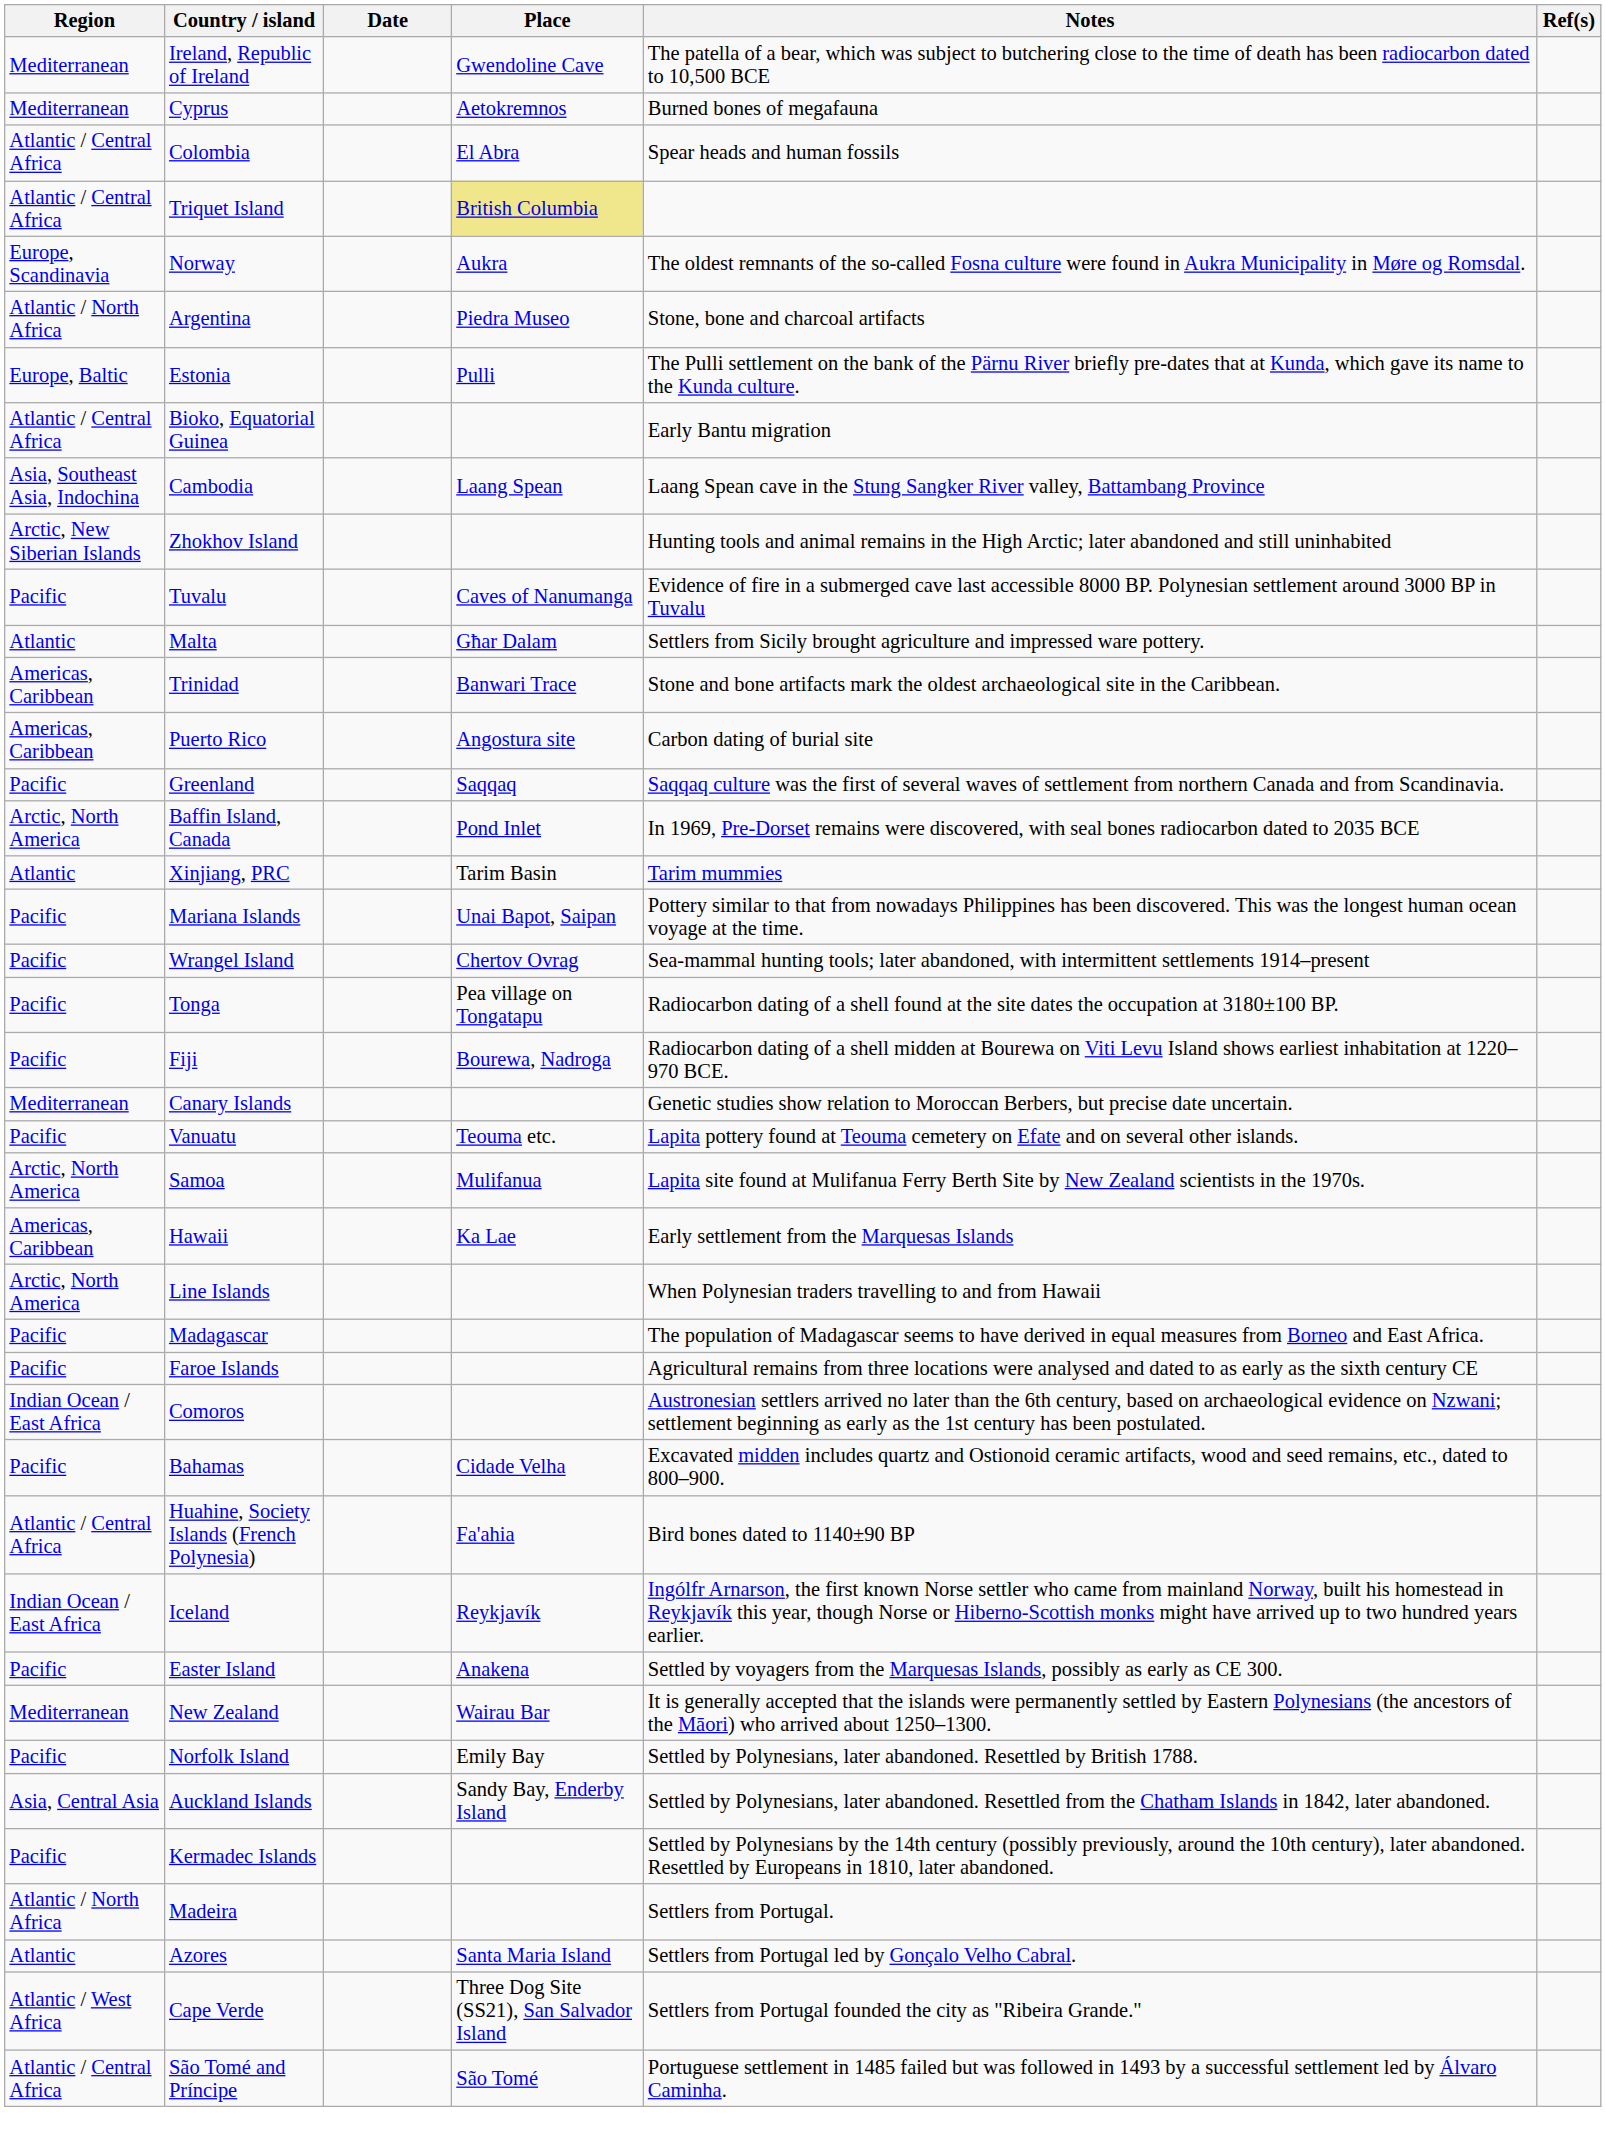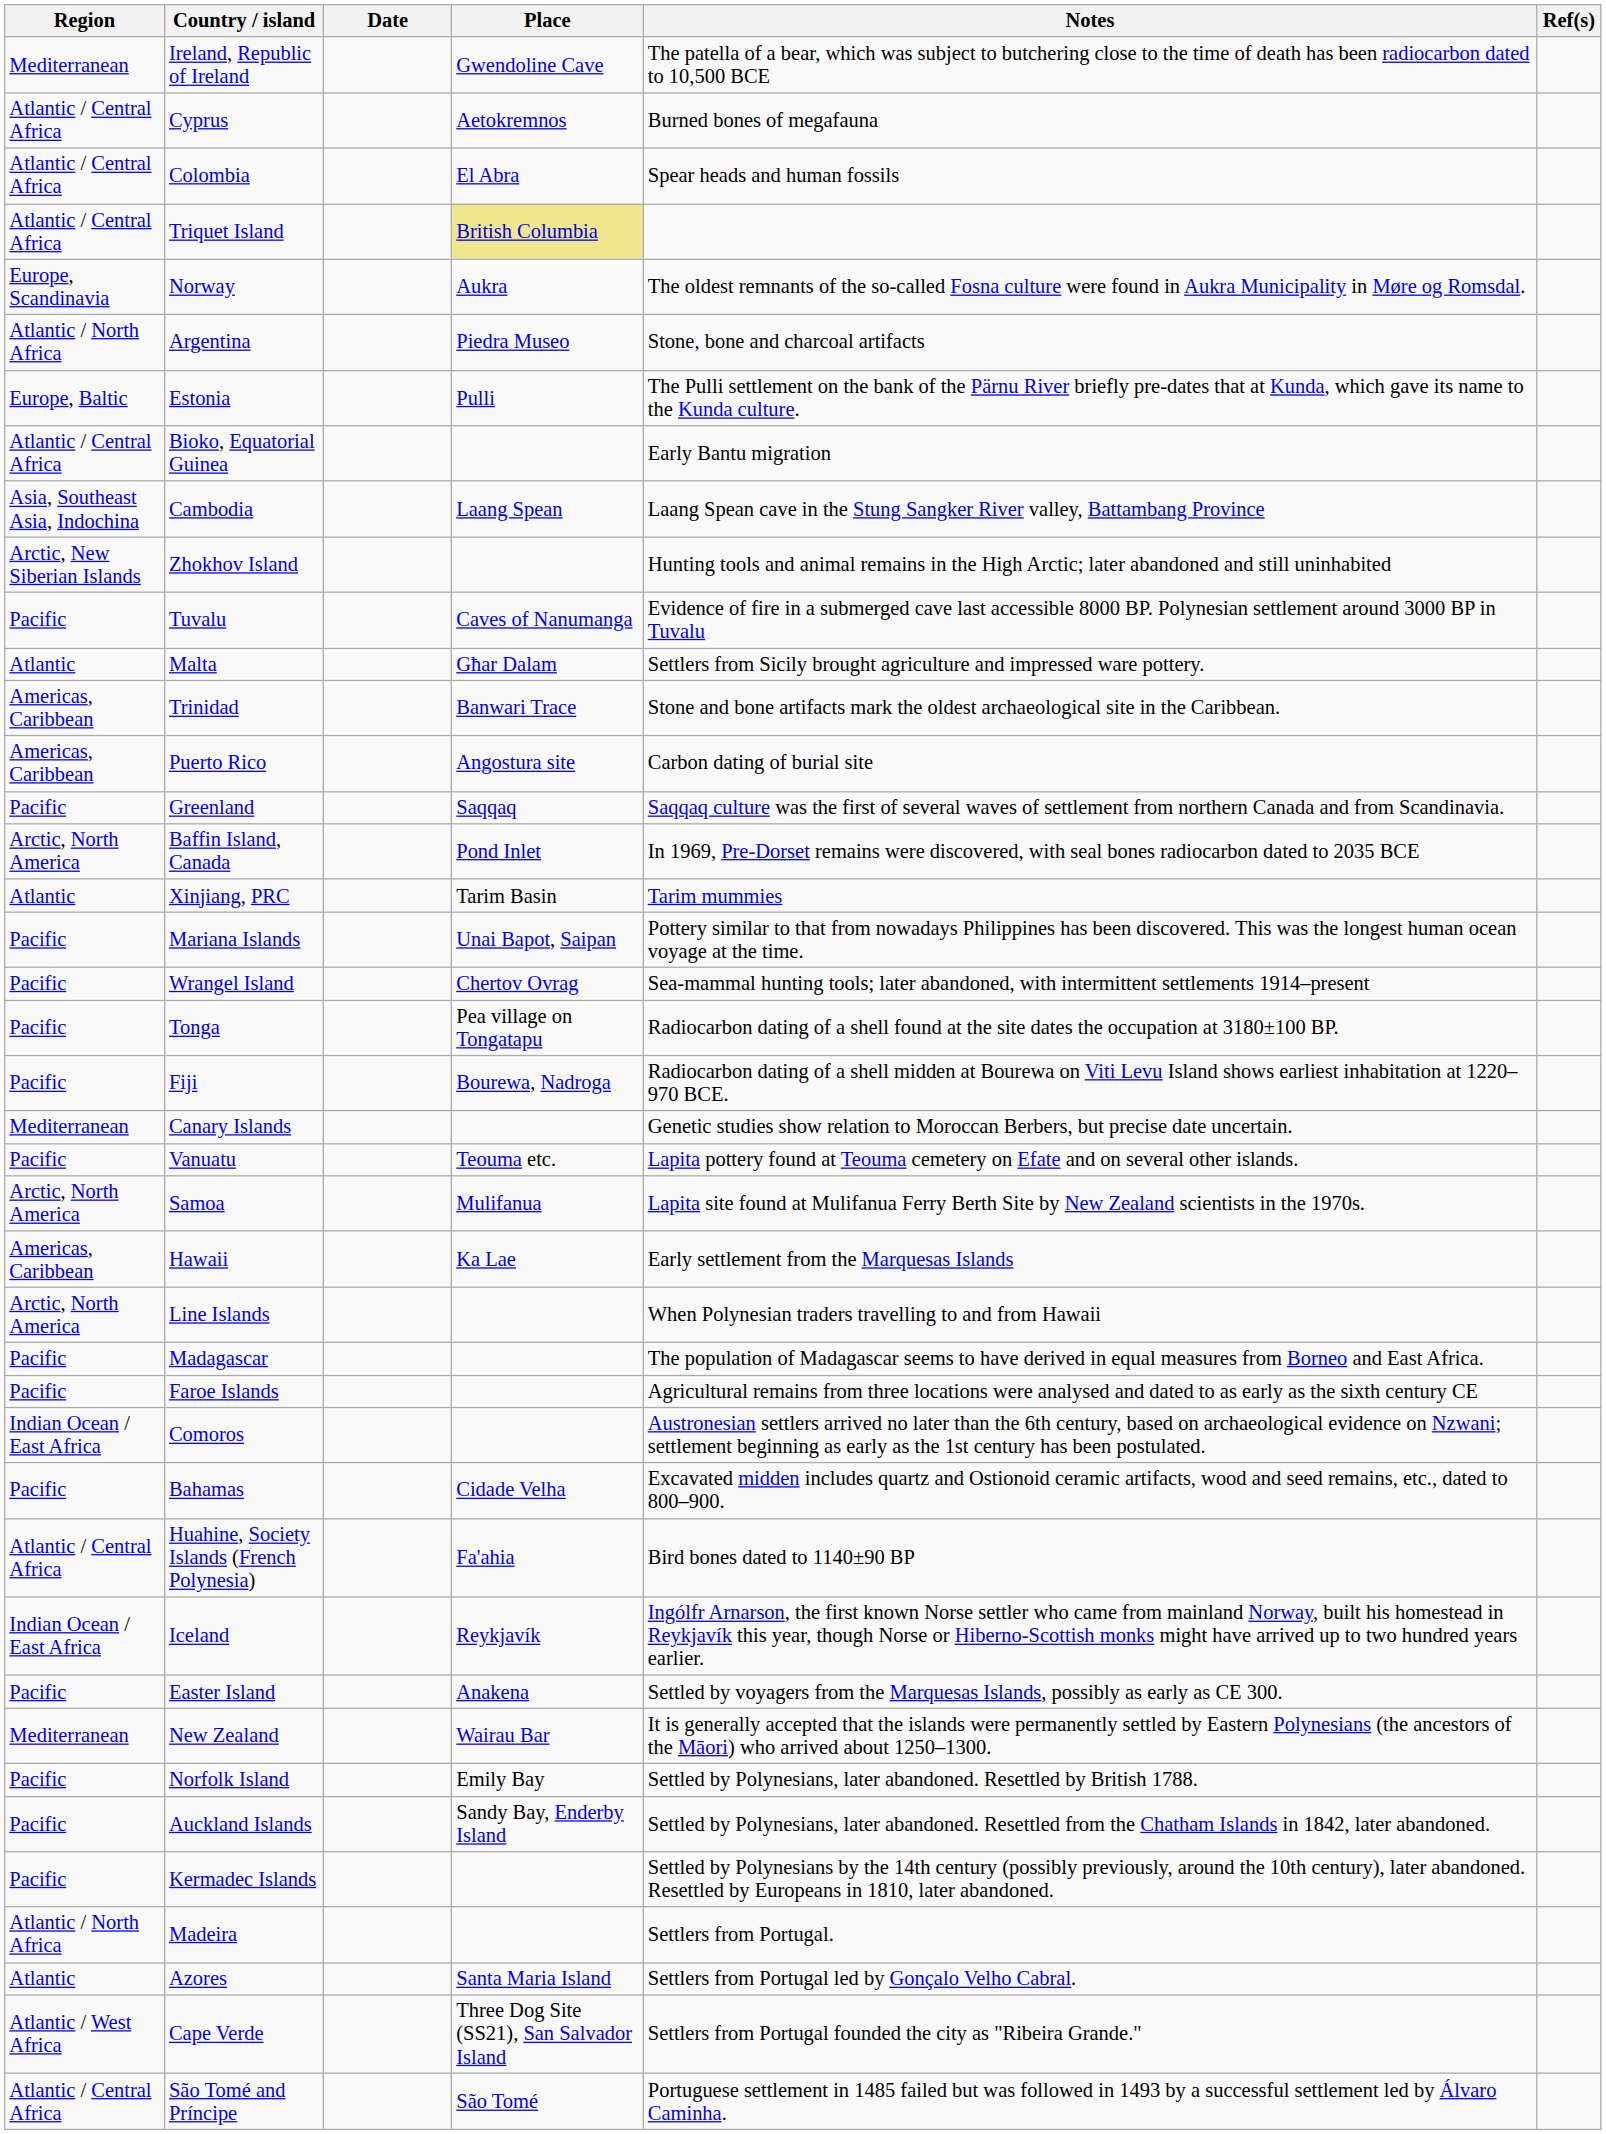(69, 108) Mediterranean -> (80, 120) Atlantic / Central Africa
(84, 1800) Asia, Central Asia -> (38, 1823) Pacific
